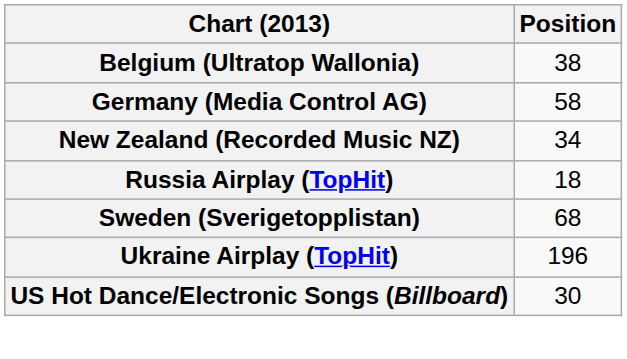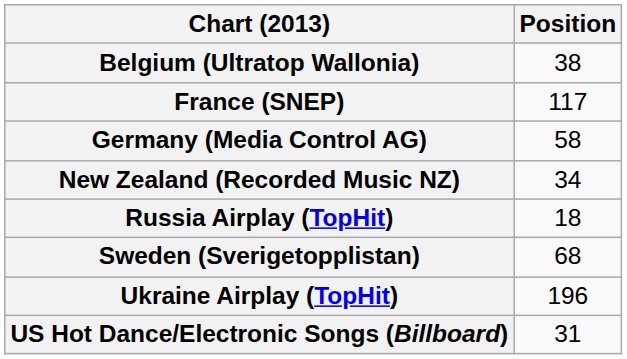+ row: (259, 101)
(568, 295) 30 -> (568, 334) 31
